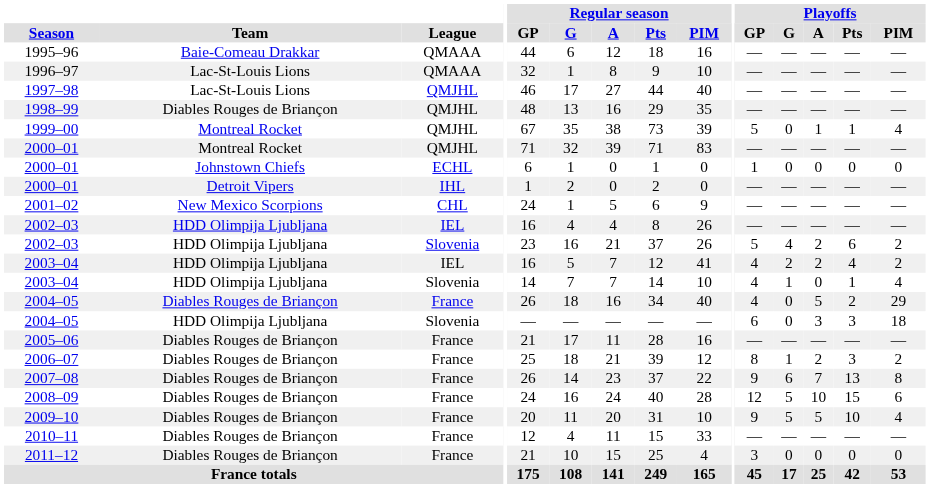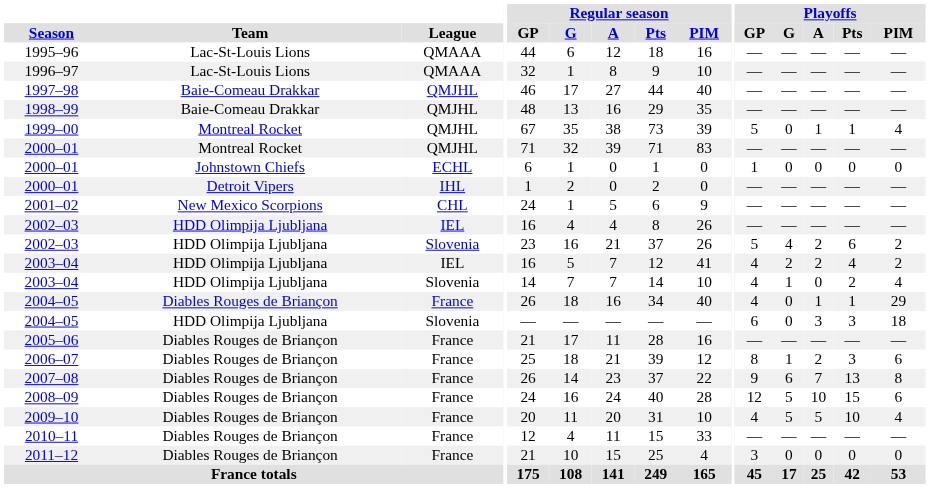(250, 52) Baie-Comeau Drakkar -> (250, 52) Lac-St-Louis Lions
(250, 90) Lac-St-Louis Lions -> (250, 90) Baie-Comeau Drakkar
(250, 109) Diables Rouges de Briançon -> (250, 109) Baie-Comeau Drakkar
(852, 282) 1 -> (852, 282) 2
(818, 301) 5 -> (818, 301) 1
(852, 301) 2 -> (852, 301) 1
(898, 359) 2 -> (898, 359) 6
(754, 416) 9 -> (754, 416) 4
